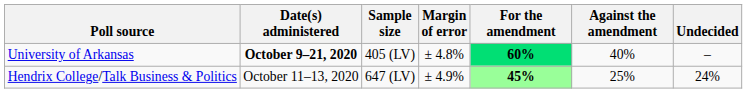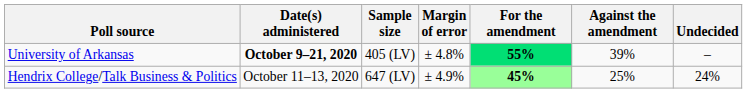(521, 54) 60% -> (521, 54) 55%
(622, 54) 40% -> (622, 54) 39%
